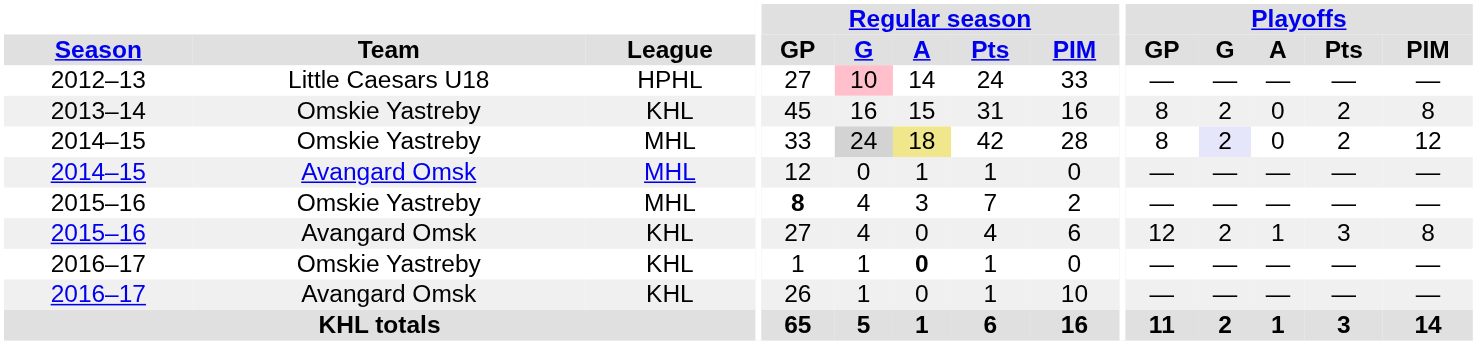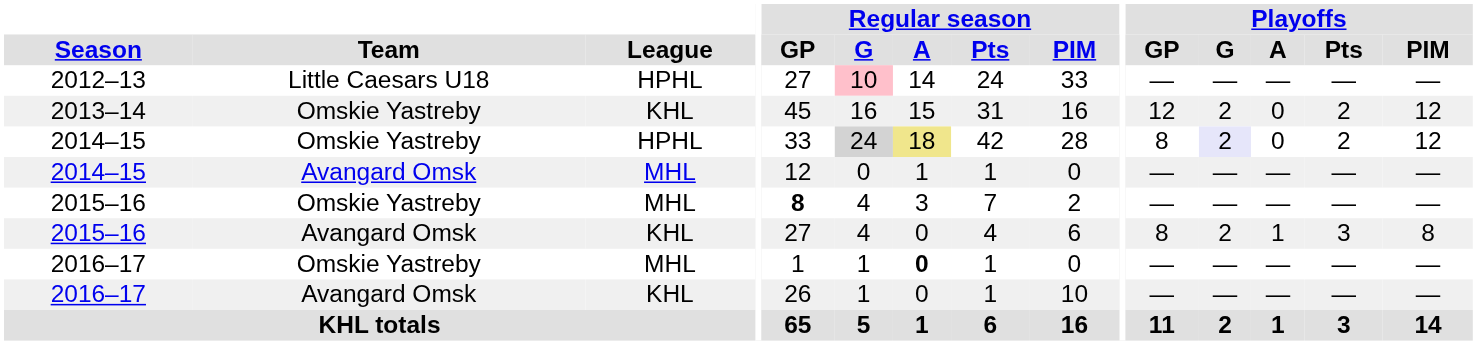(1162, 110) 8 -> (1162, 110) 12
(1428, 110) 8 -> (1428, 110) 12
(670, 141) MHL -> (670, 141) HPHL
(1162, 233) 12 -> (1162, 233) 8
(670, 263) KHL -> (670, 263) MHL
